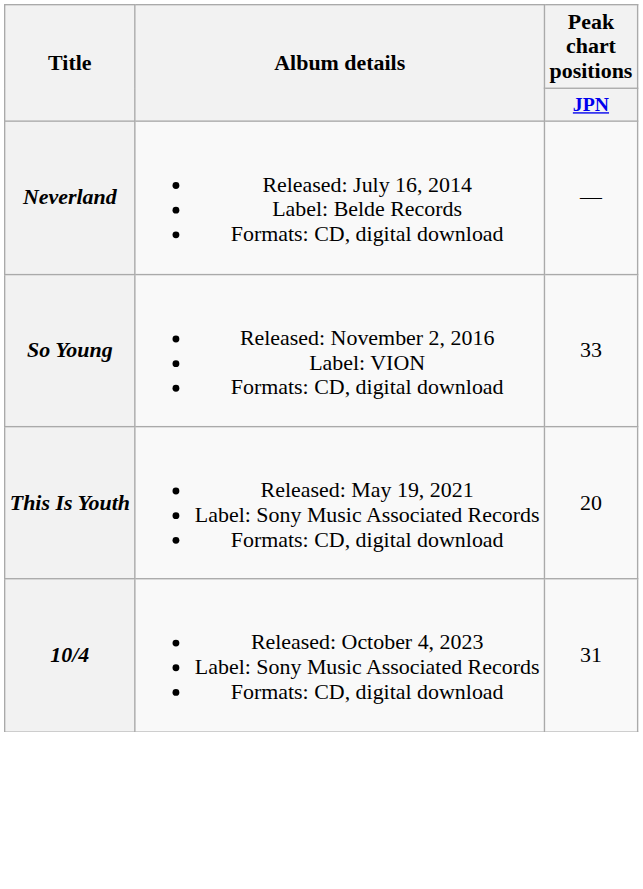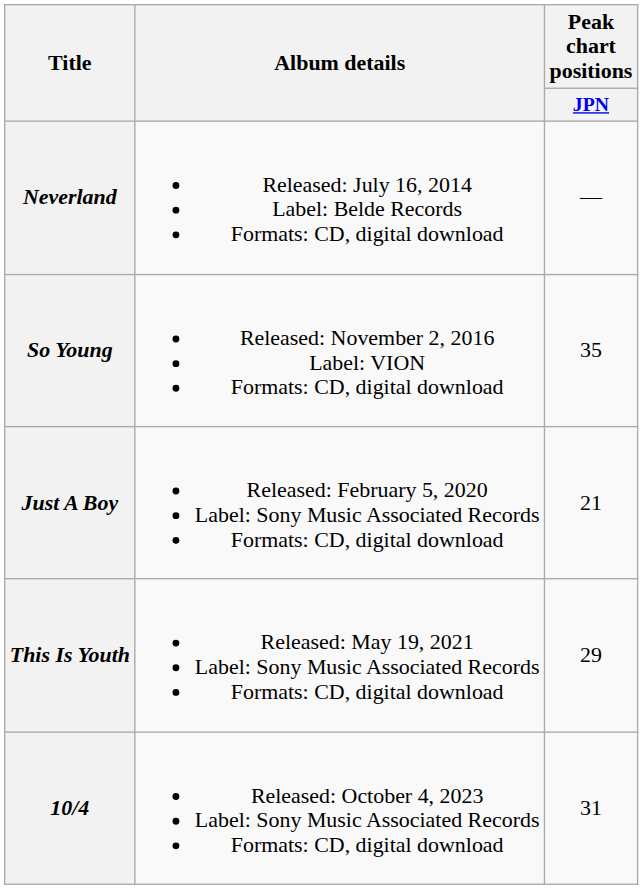(591, 349) 33 -> (591, 349) 35
+ row: (70, 502)
(591, 502) 20 -> (591, 655) 29
